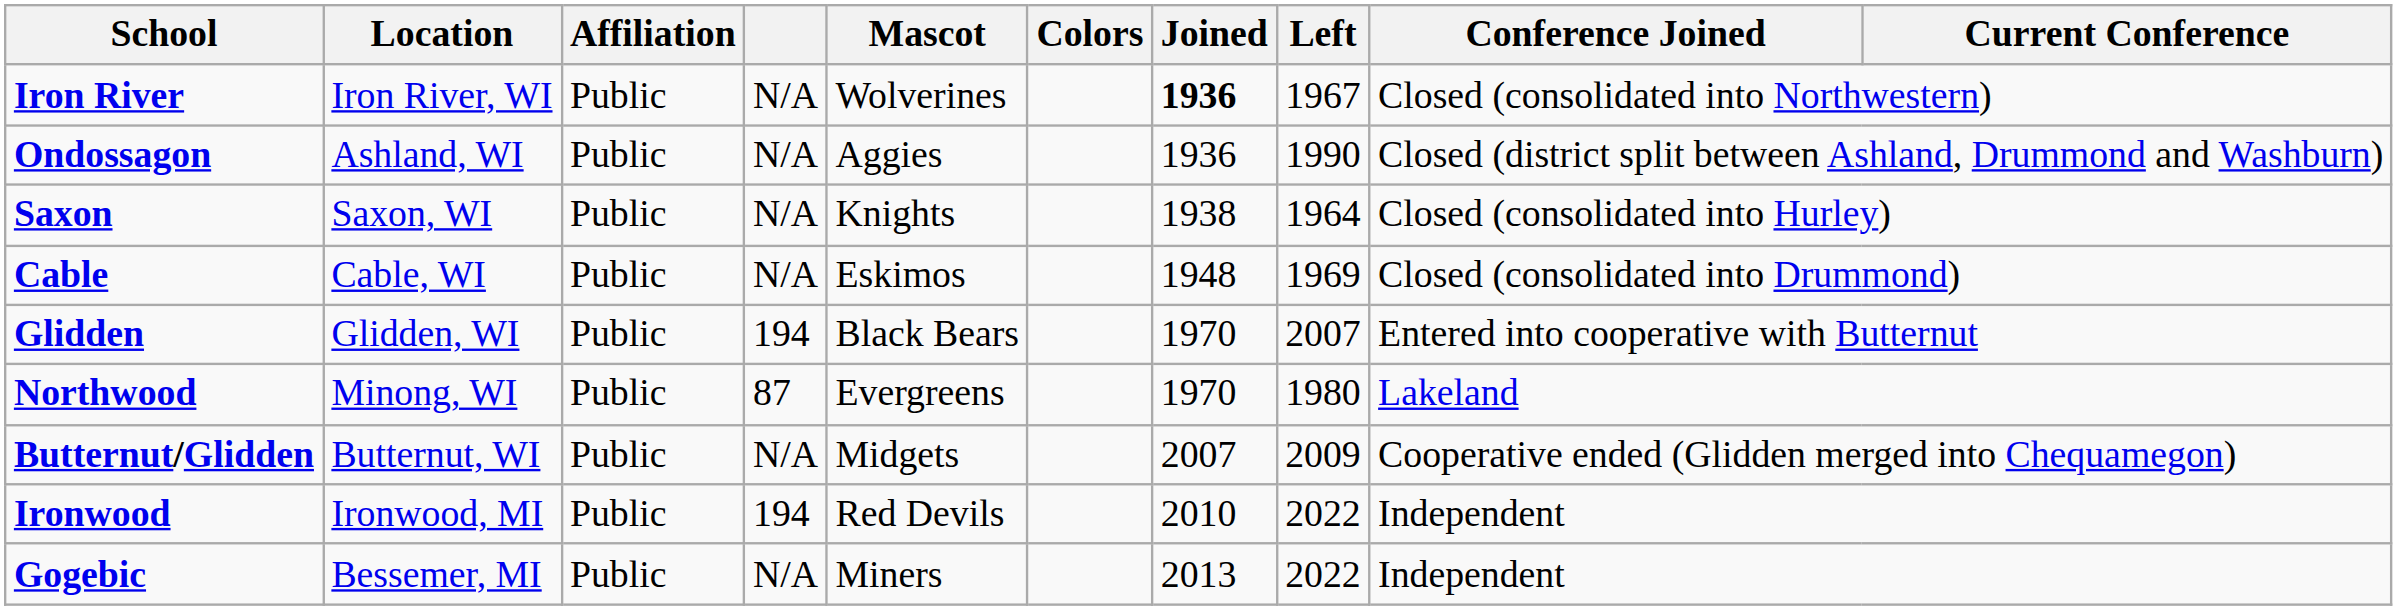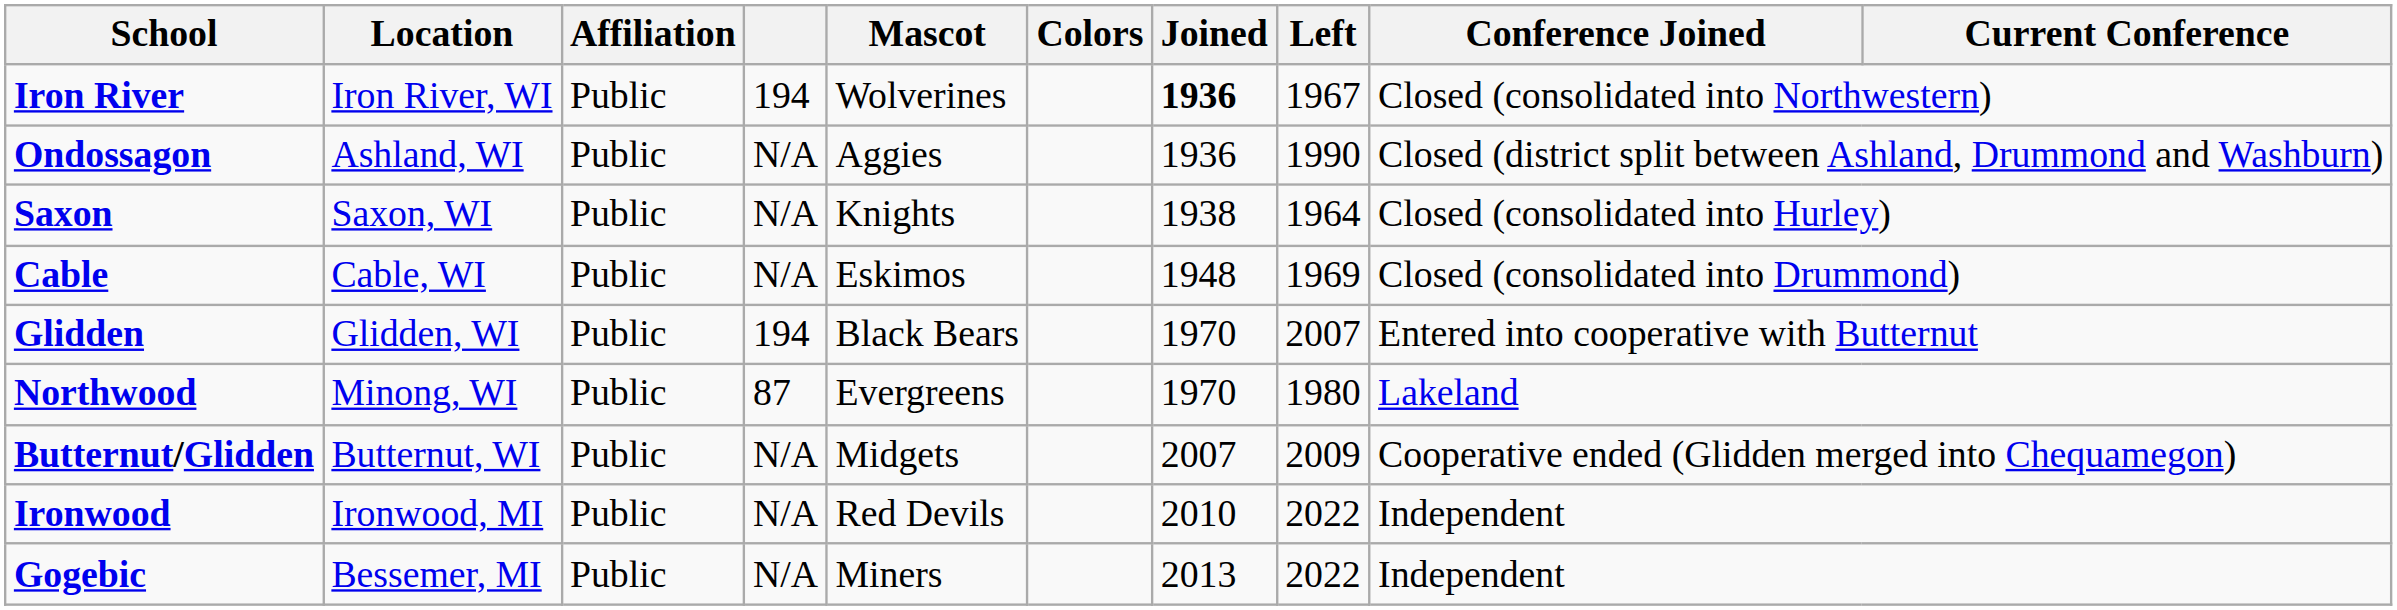(786, 94) N/A -> (781, 94) 194
(781, 513) 194 -> (786, 513) N/A
